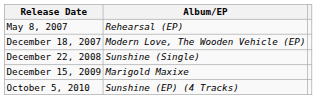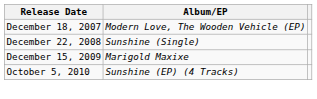- row: (37, 27)
